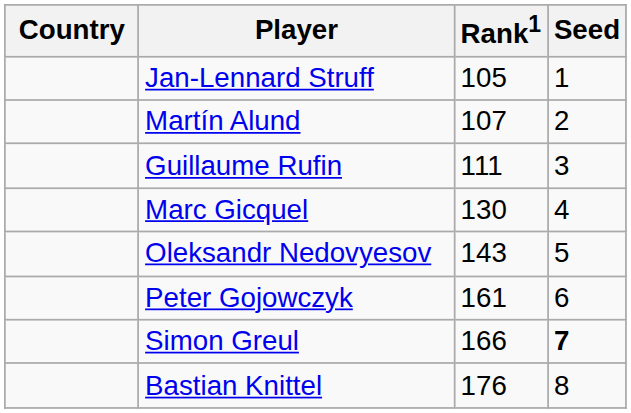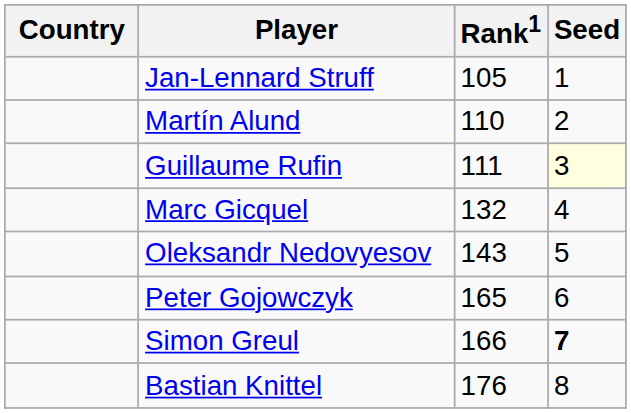(484, 121) 107 -> (483, 121) 110
(562, 165) no background -> (562, 165) lightyellow background
(484, 209) 130 -> (484, 209) 132
(484, 297) 161 -> (484, 297) 165
